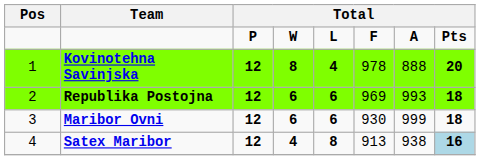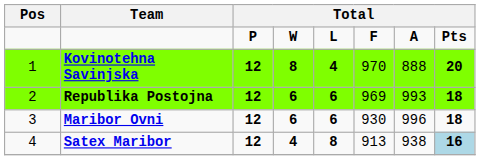(374, 69) 978 -> (374, 69) 970
(414, 121) 999 -> (414, 121) 996
